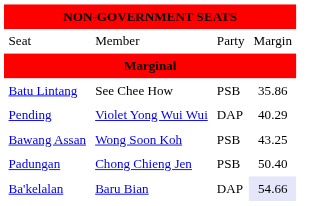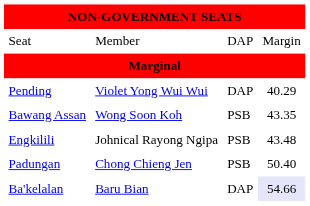(231, 41) Party -> (240, 41) DAP
- row: (43, 90)
(273, 139) 43.25 -> (282, 114) 43.35
+ row: (31, 139)
